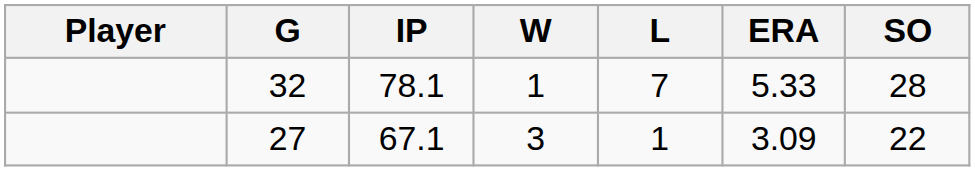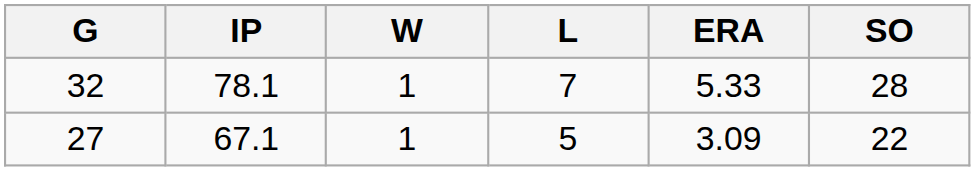- column: (115, 31)
(536, 138) 3 -> (407, 138) 1
(660, 138) 1 -> (568, 138) 5
